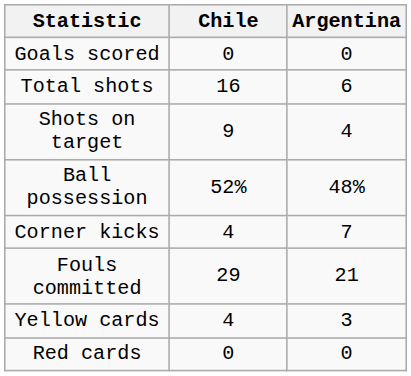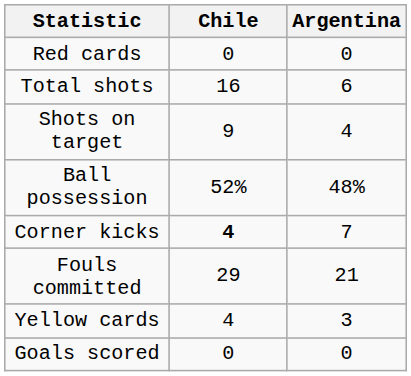rows swapped: (87, 54) <-> (87, 354)
(228, 232) normal -> (228, 232) bold
